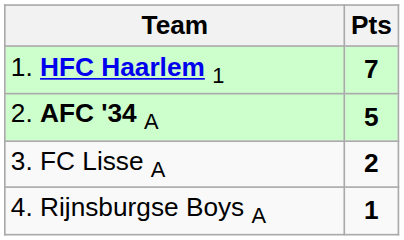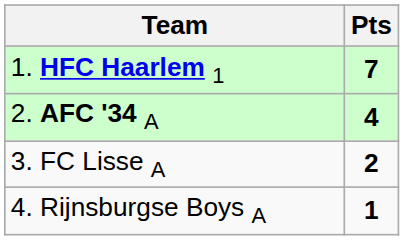(371, 116) 5 -> (371, 116) 4
